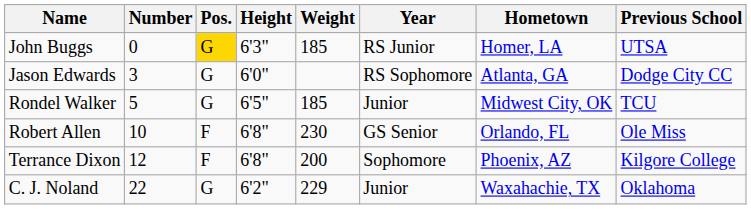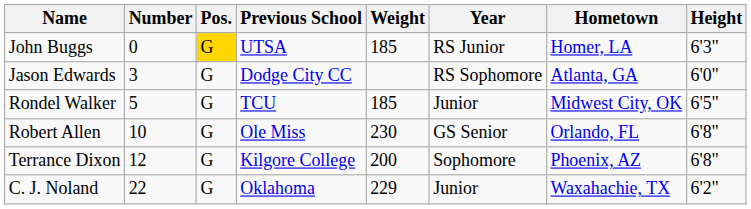columns swapped: (266, 18) <-> (681, 18)
(206, 132) F -> (207, 132) G
(206, 160) F -> (207, 160) G
